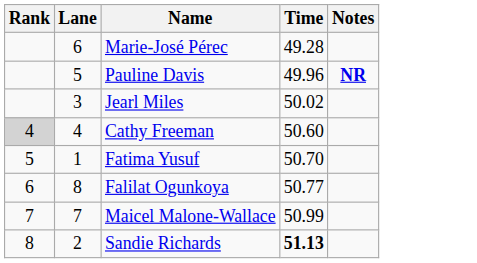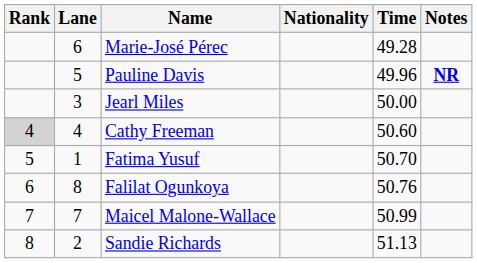+ column: (326, 18)
(304, 103) 50.02 -> (397, 103) 50.00
(304, 187) 50.77 -> (397, 187) 50.76
(304, 243) bold -> (397, 243) normal
